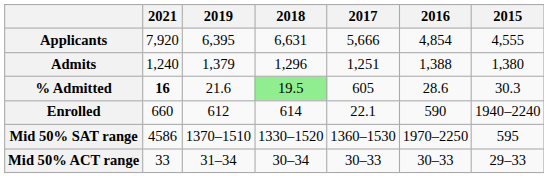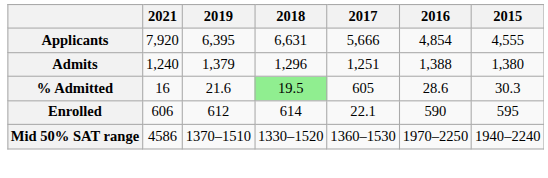(162, 88) bold -> (162, 88) normal
(162, 112) 660 -> (162, 112) 606
(508, 112) 1940–2240 -> (508, 112) 595
(508, 136) 595 -> (508, 136) 1940–2240
- row: (74, 160)
